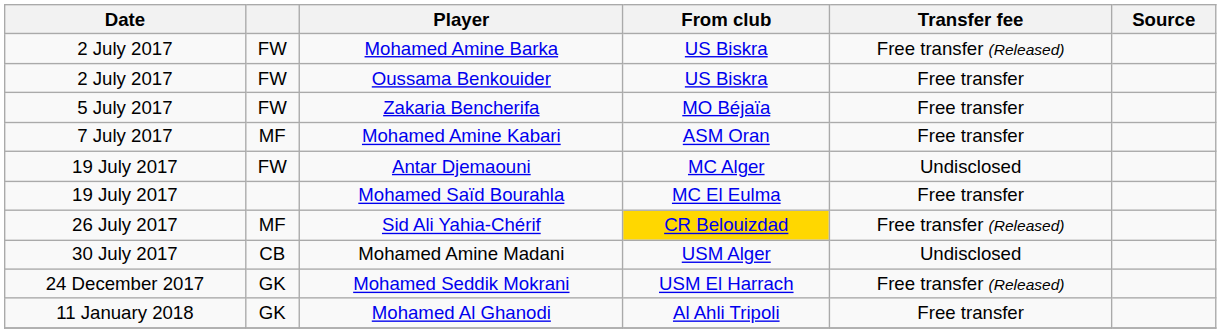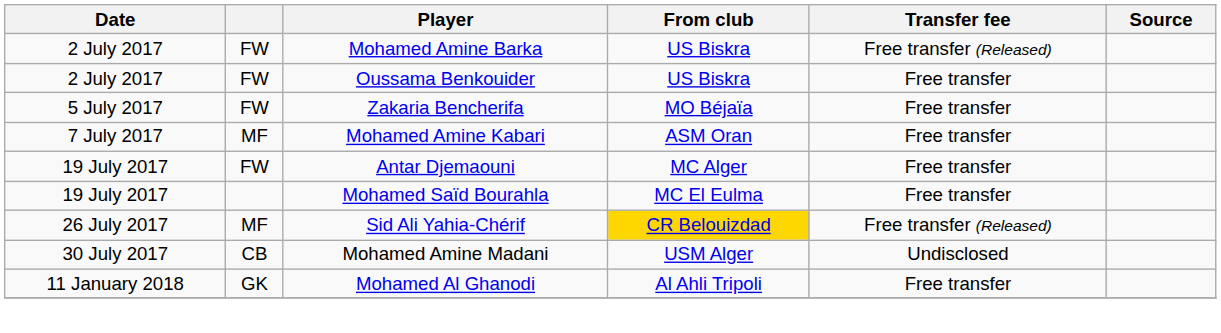(971, 166) Undisclosed -> (958, 166) Free transfer
- row: (461, 283)
